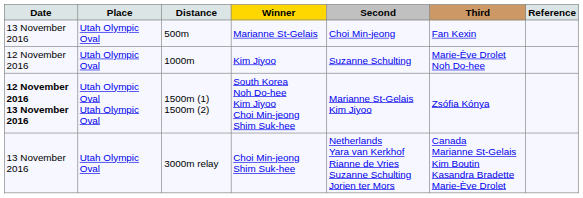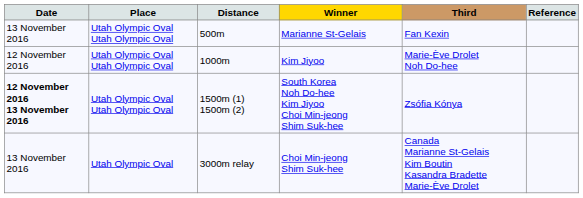- column: (378, 12)
(109, 33) Utah Olympic Oval -> (132, 33) Utah Olympic Oval Utah Olympic Oval
(109, 60) Utah Olympic Oval -> (132, 60) Utah Olympic Oval Utah Olympic Oval
